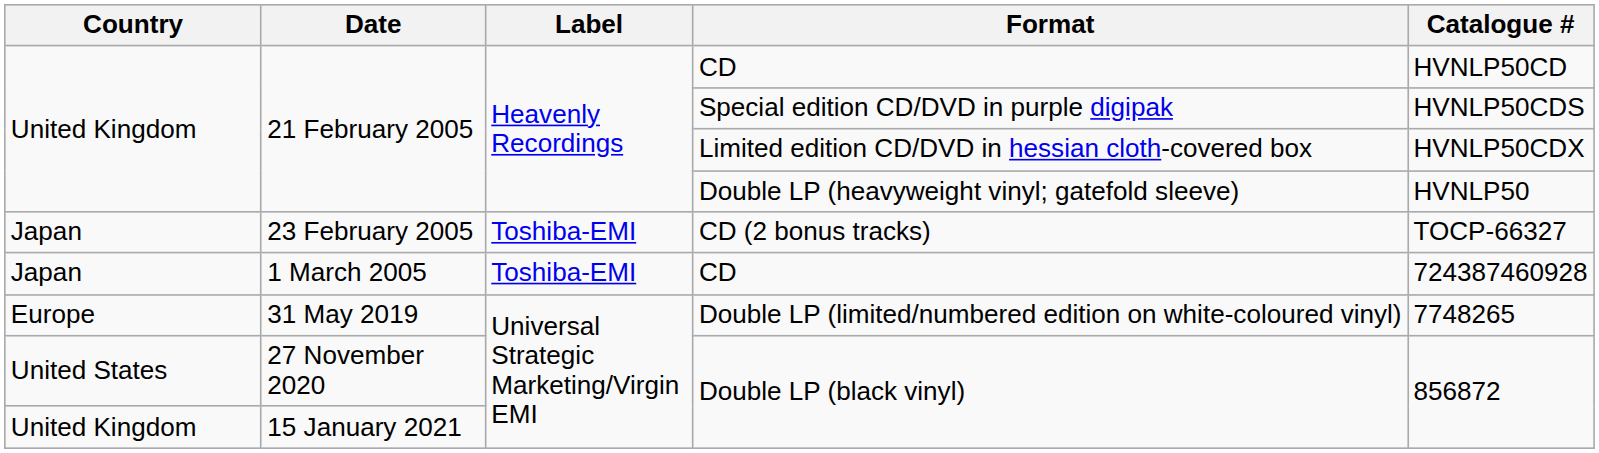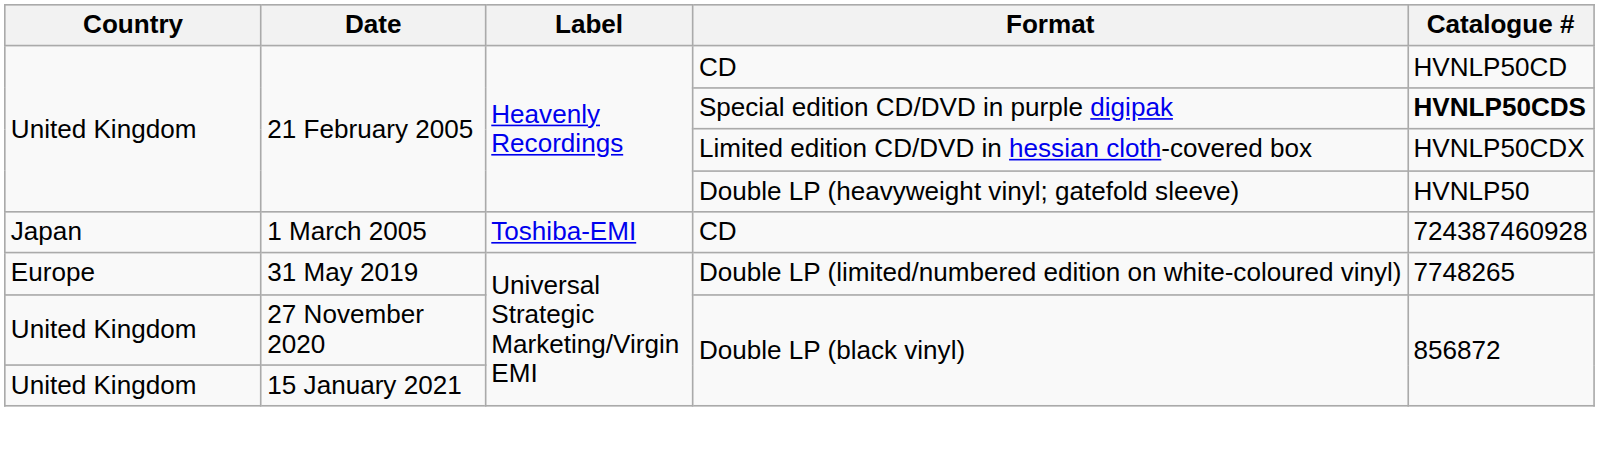(1499, 107) normal -> (1500, 107) bold
- row: (370, 231)
(89, 370) United States -> (104, 329) United Kingdom
